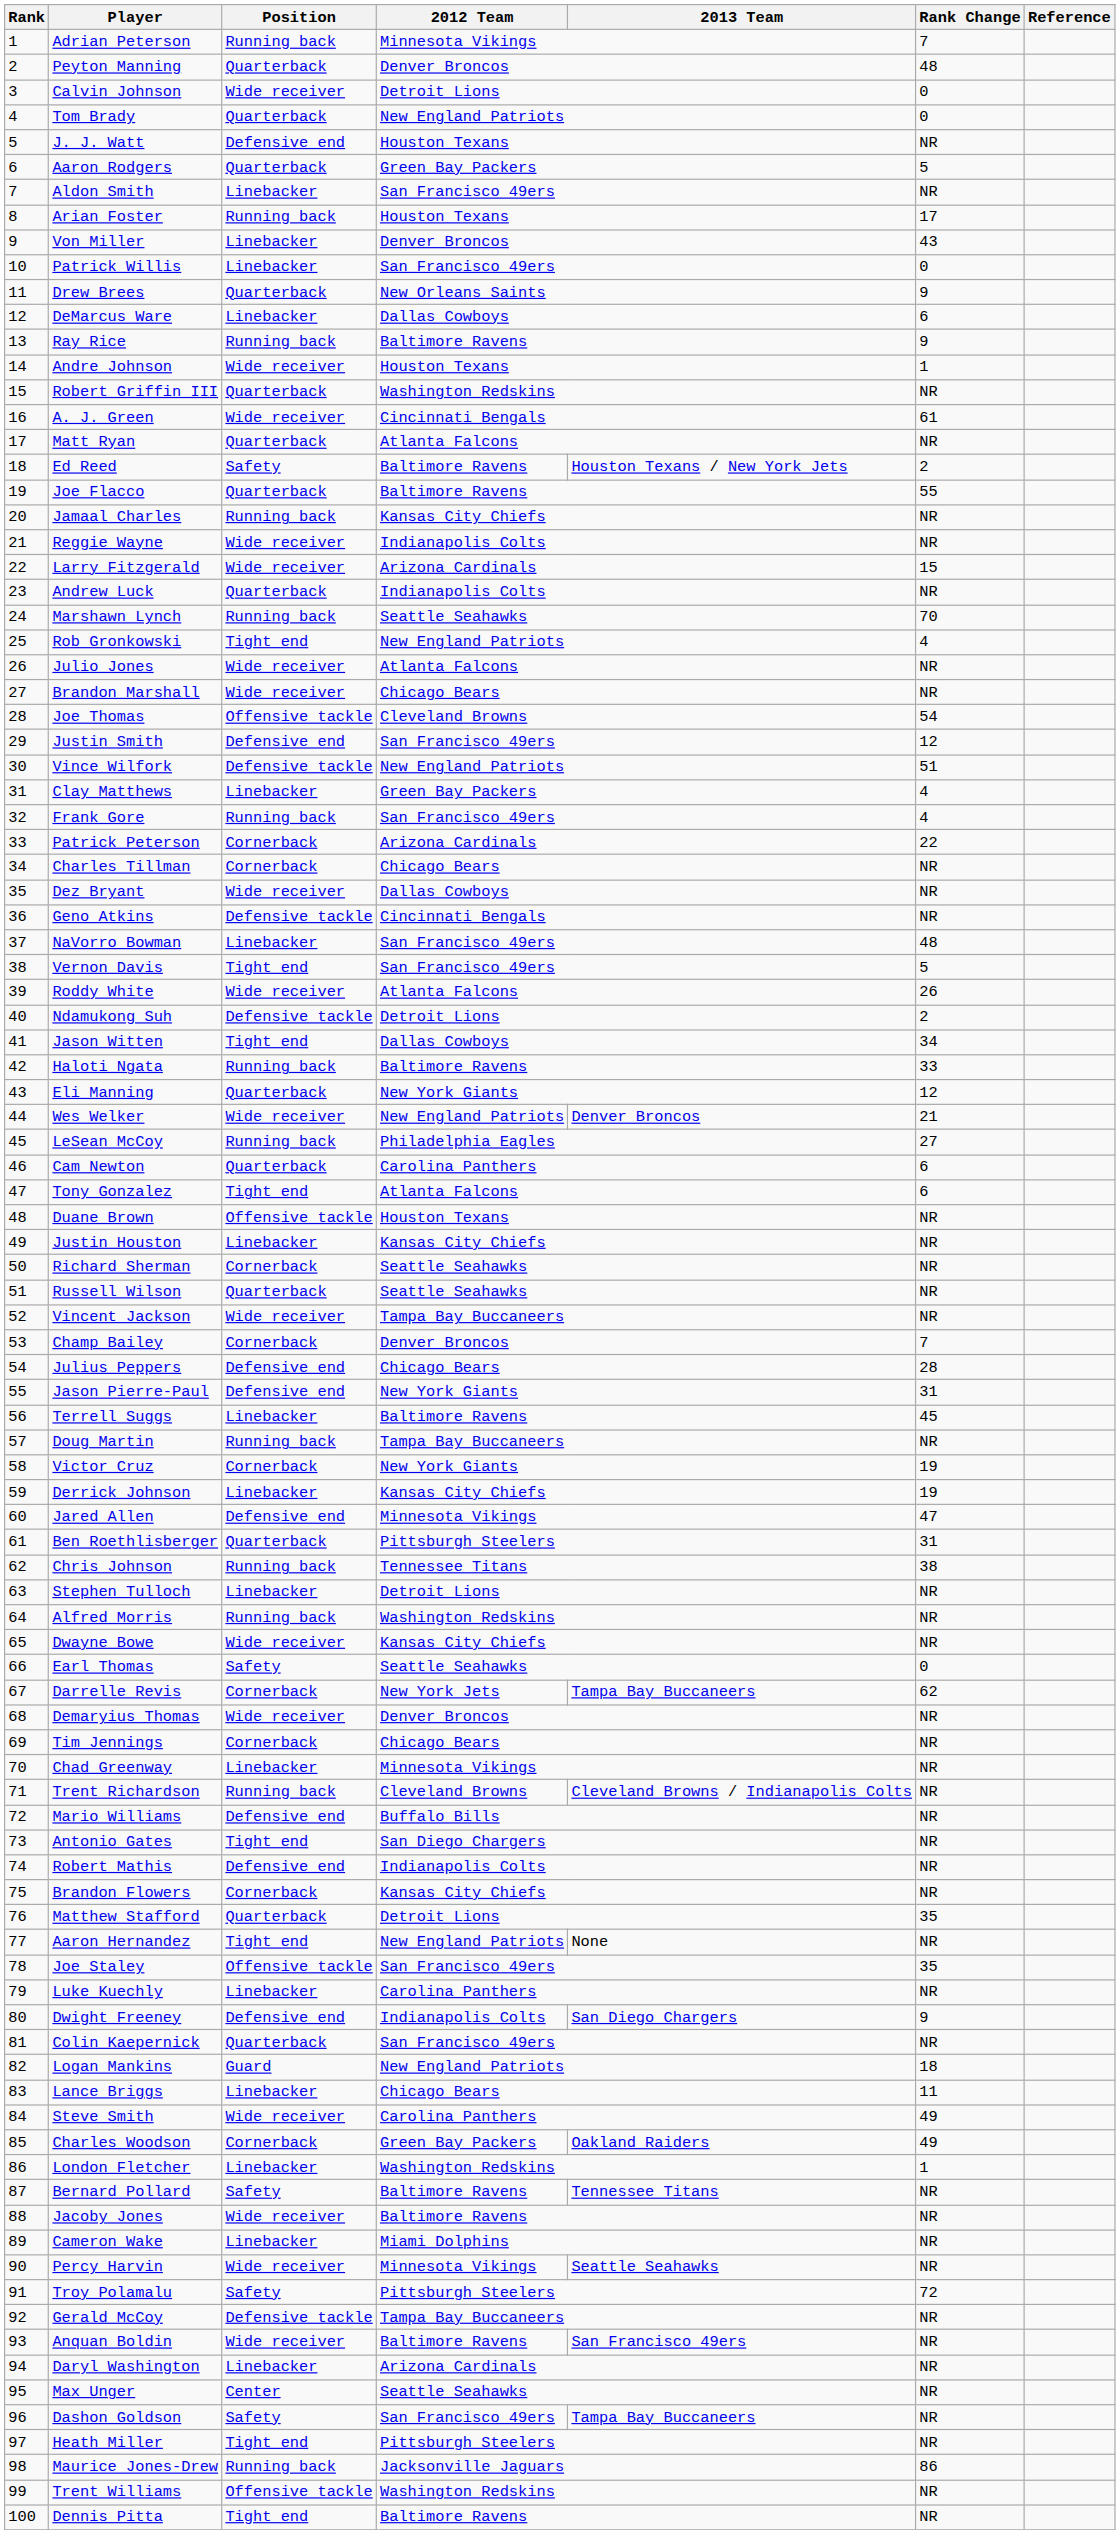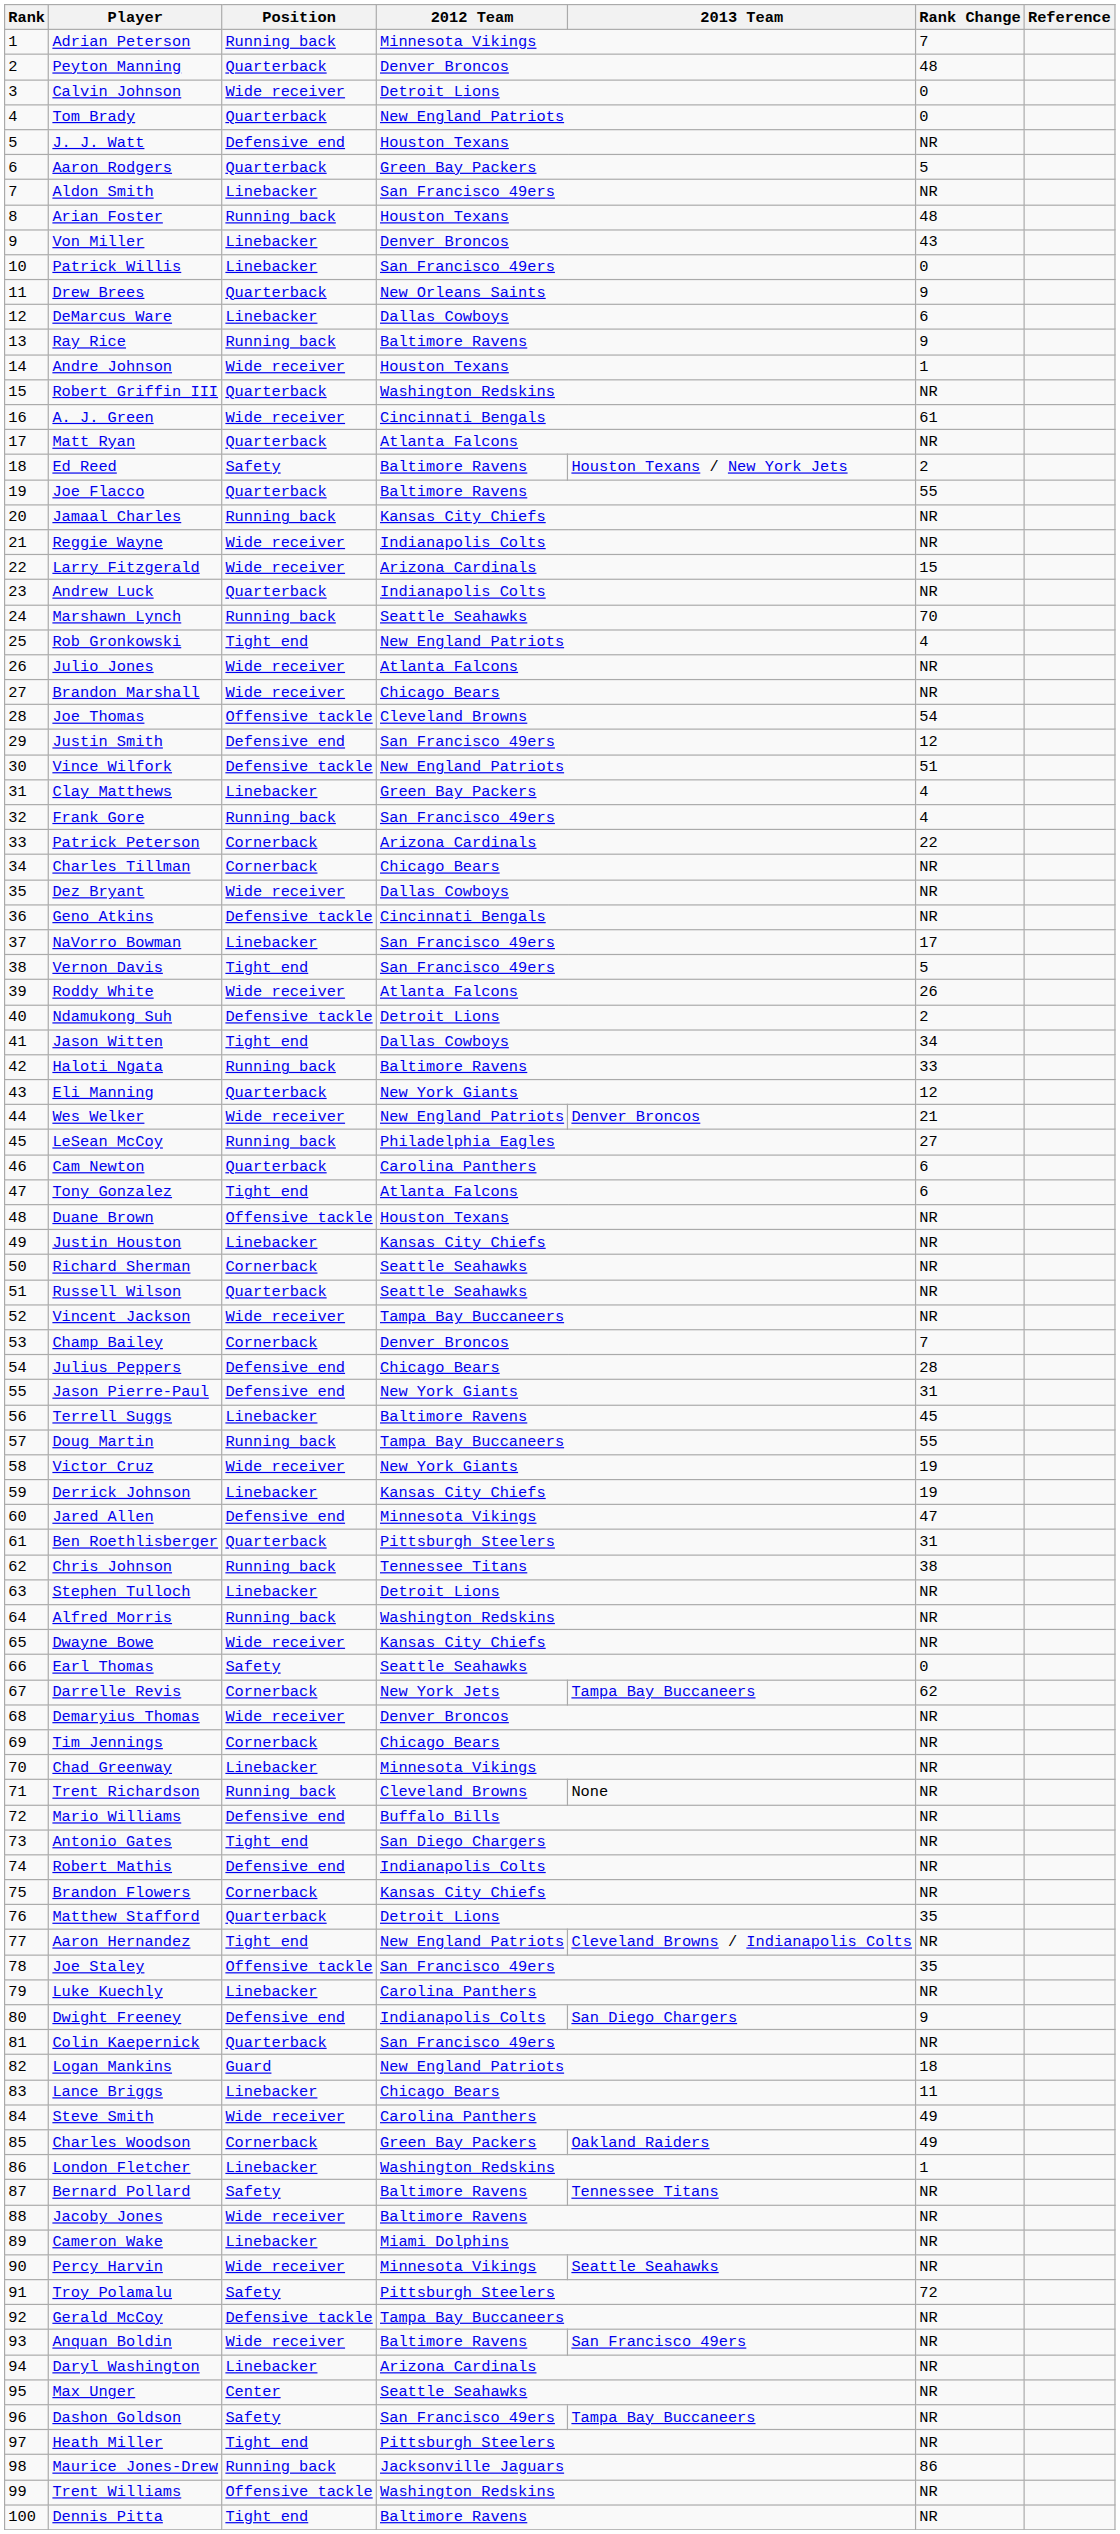(929, 217) 17 -> (929, 217) 48
(929, 942) 48 -> (929, 942) 17
(929, 1442) NR -> (929, 1442) 55
(271, 1467) Cornerback -> (285, 1467) Wide receiver
(742, 1792) Cleveland Browns / Indianapolis Colts -> (590, 1792) None
(590, 1942) None -> (742, 1942) Cleveland Browns / Indianapolis Colts
